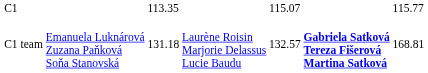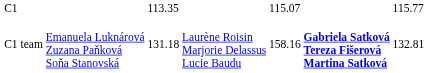(285, 44) 132.57 -> (285, 44) 158.16
(408, 44) 168.81 -> (408, 44) 132.81
